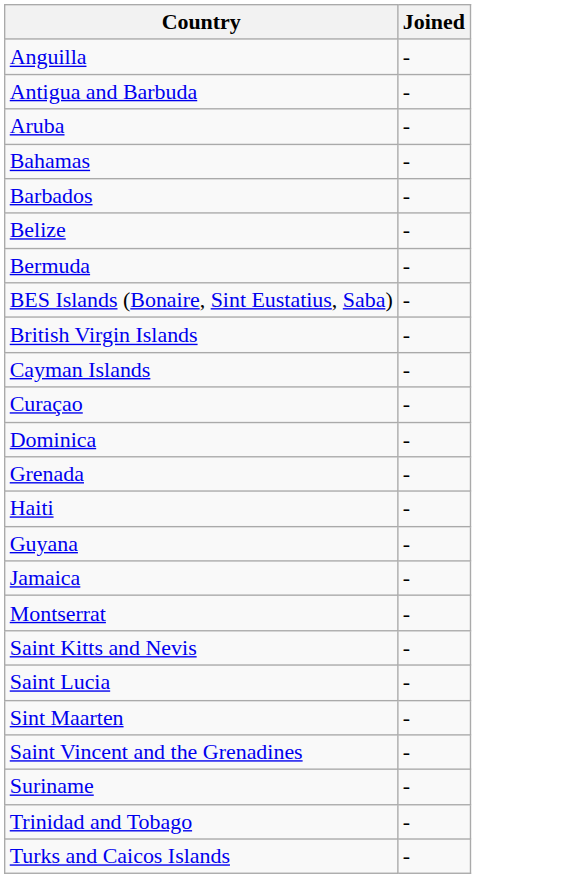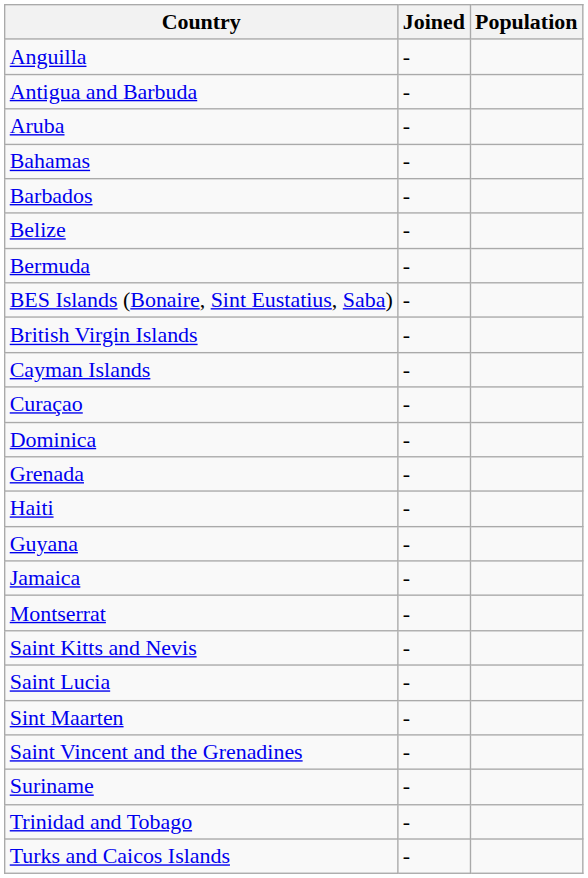+ column: (526, 21)
